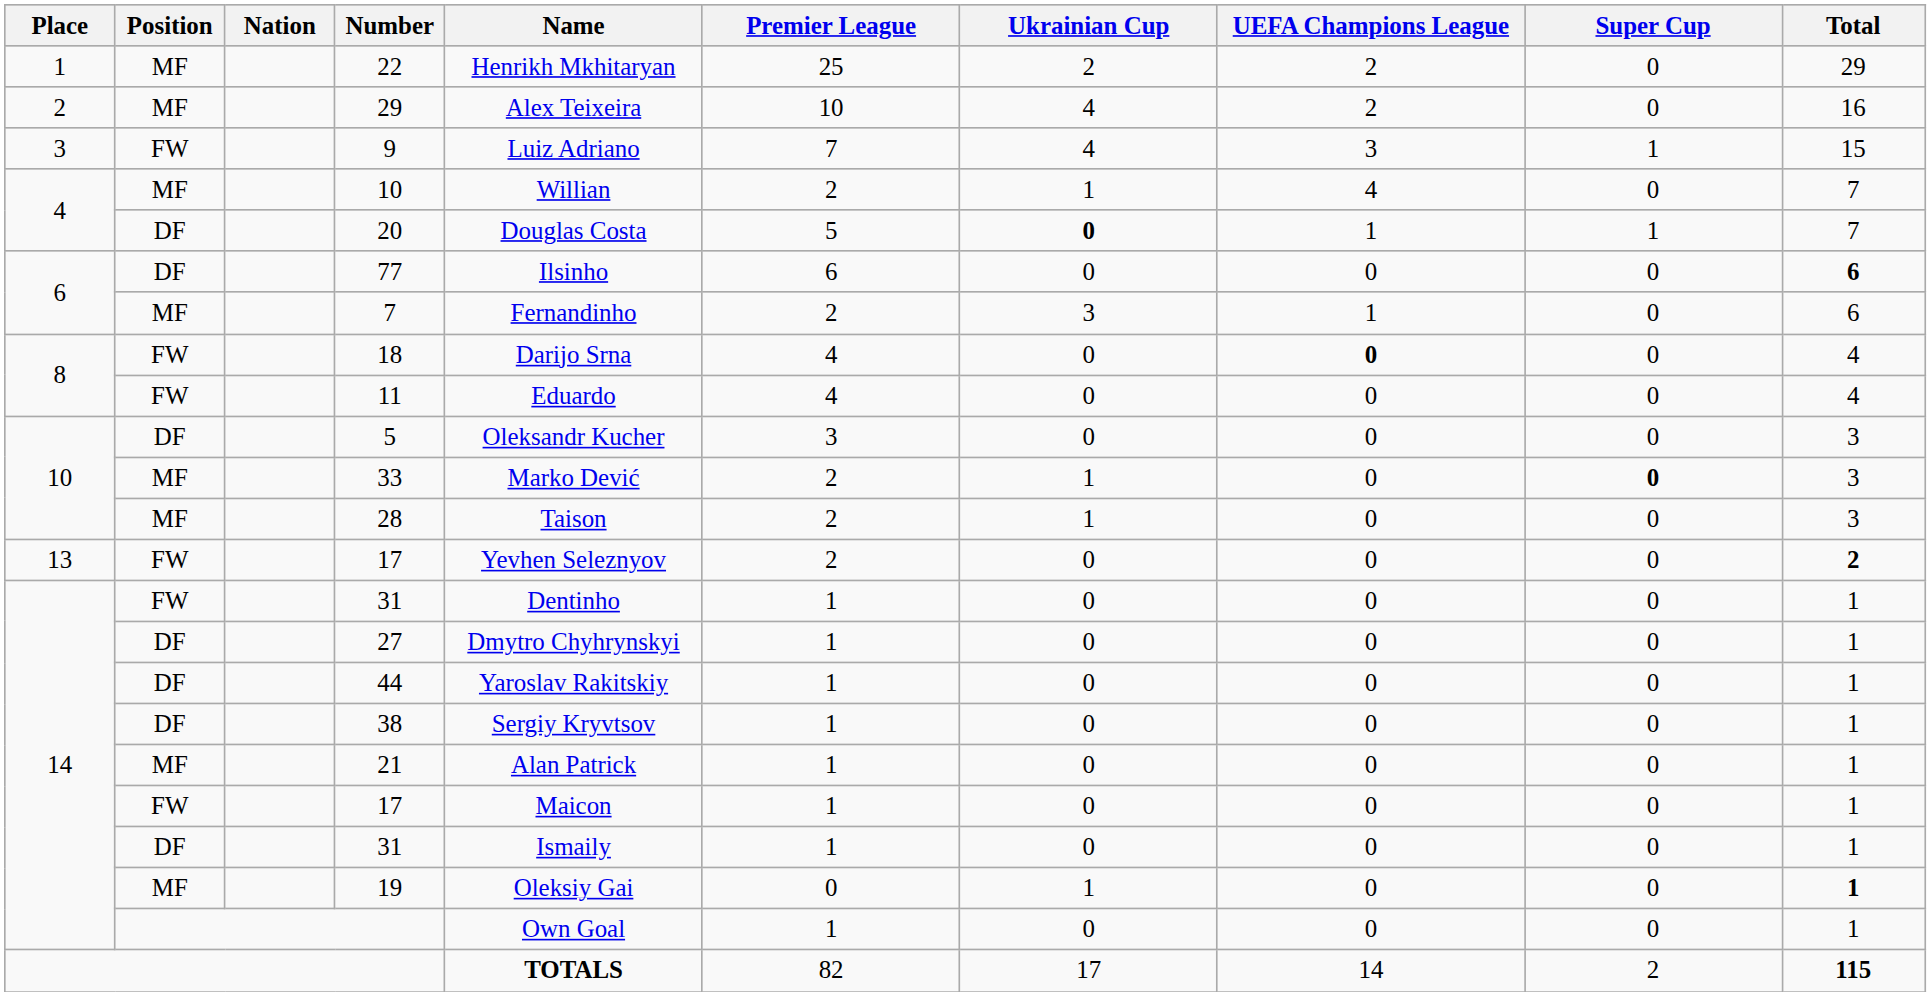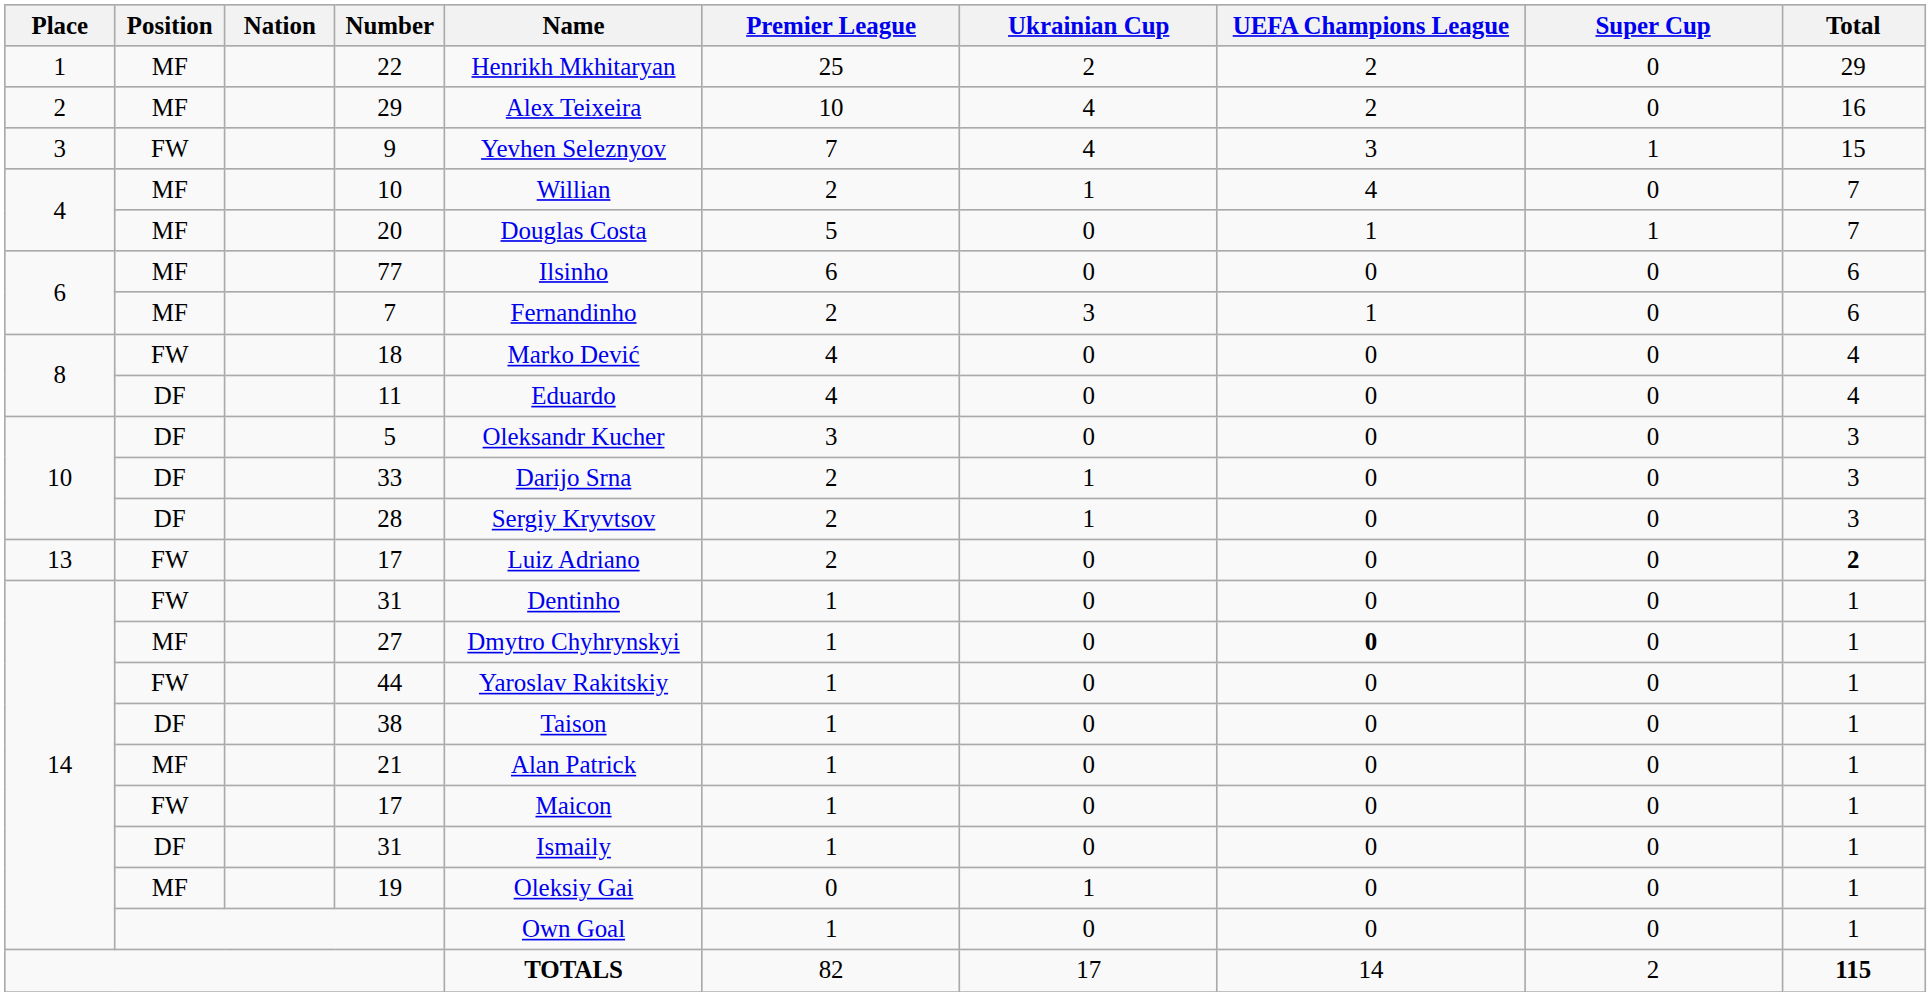(574, 148) Luiz Adriano -> (574, 148) Yevhen Seleznyov
(170, 230) DF -> (170, 230) MF
(1089, 230) bold -> (1089, 230) normal
(170, 271) DF -> (170, 271) MF
(1853, 271) bold -> (1853, 271) normal
(574, 354) Darijo Srna -> (574, 354) Marko Dević
(1371, 354) bold -> (1371, 354) normal
(170, 395) FW -> (170, 395) DF
(170, 477) MF -> (170, 477) DF
(574, 477) Marko Dević -> (574, 477) Darijo Srna
(1653, 477) bold -> (1653, 477) normal
(170, 518) MF -> (170, 518) DF
(574, 518) Taison -> (574, 518) Sergiy Kryvtsov
(574, 559) Yevhen Seleznyov -> (574, 559) Luiz Adriano
(170, 641) DF -> (170, 641) MF
(1371, 641) normal -> (1371, 641) bold
(170, 682) DF -> (170, 682) FW
(574, 723) Sergiy Kryvtsov -> (574, 723) Taison
(1853, 888) bold -> (1853, 888) normal
